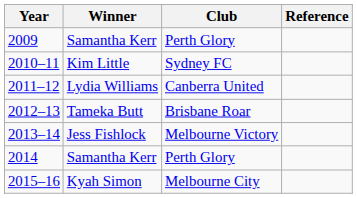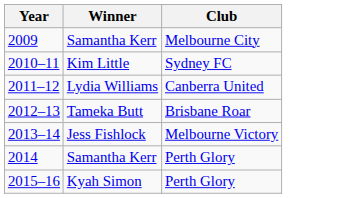- column: (317, 16)
(200, 39) Perth Glory -> (212, 39) Melbourne City
(212, 181) Melbourne City -> (200, 181) Perth Glory
